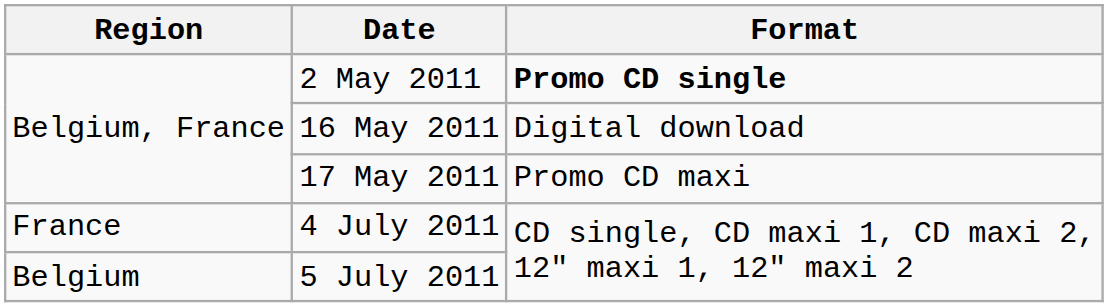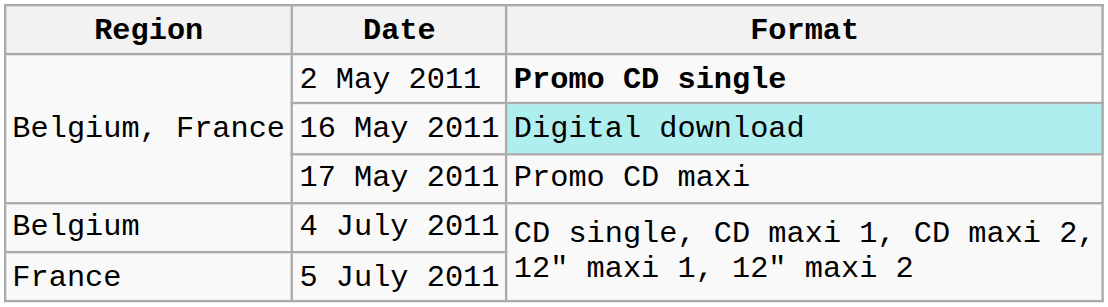(659, 129) no background -> (659, 129) paleturquoise background
(67, 227) France -> (76, 227) Belgium
(76, 277) Belgium -> (67, 277) France
